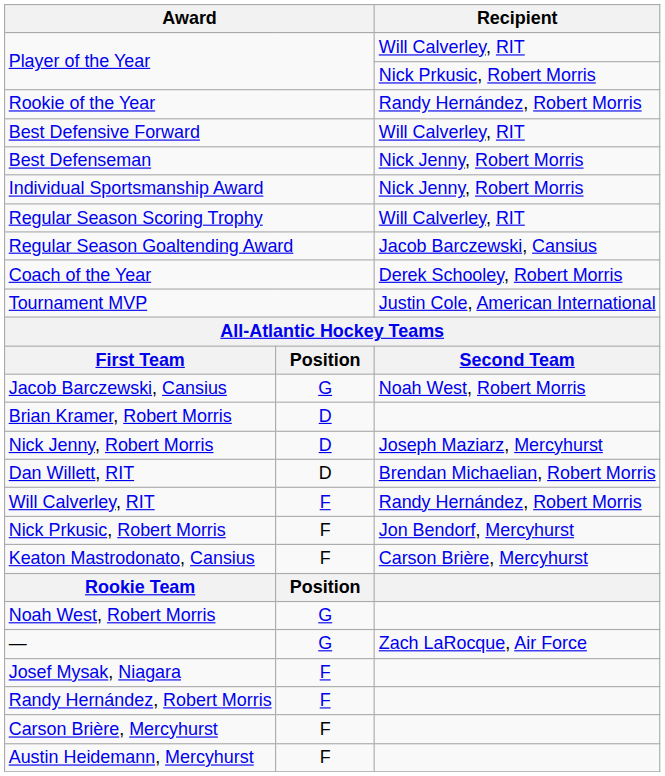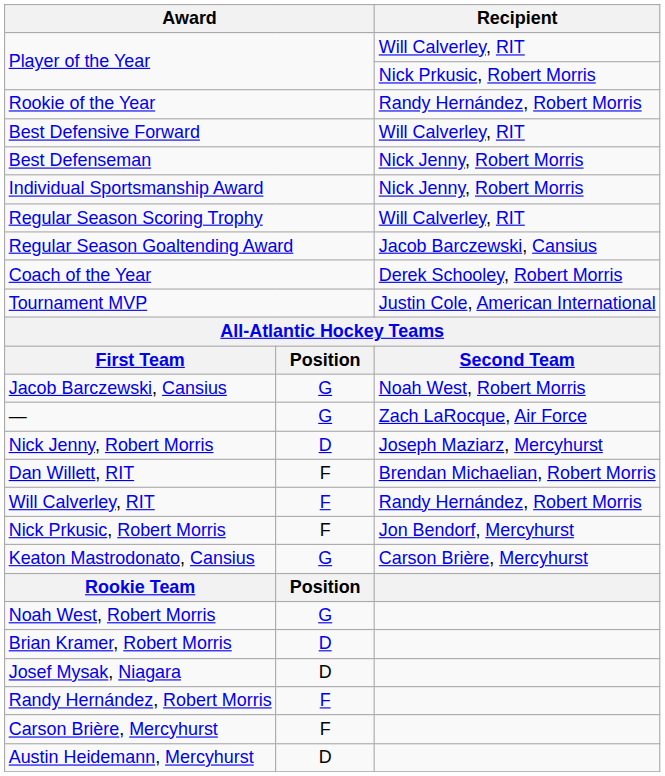rows swapped: (18, 643) <-> (120, 416)
(325, 473) D -> (325, 473) F
(325, 558) F -> (325, 558) G
(325, 672) F -> (325, 672) D
(325, 757) F -> (325, 757) D
